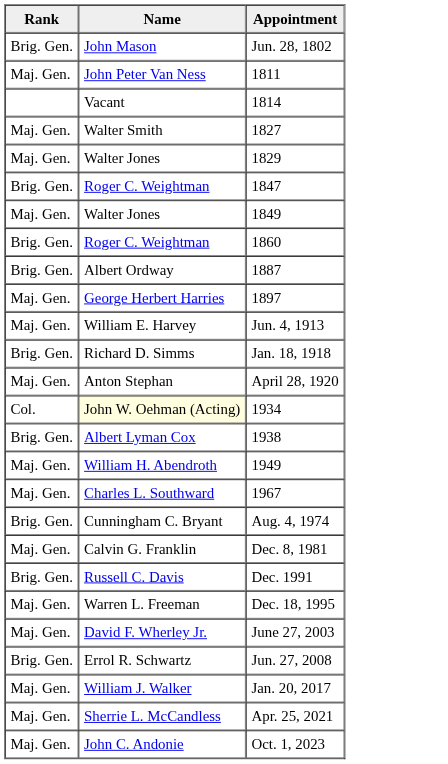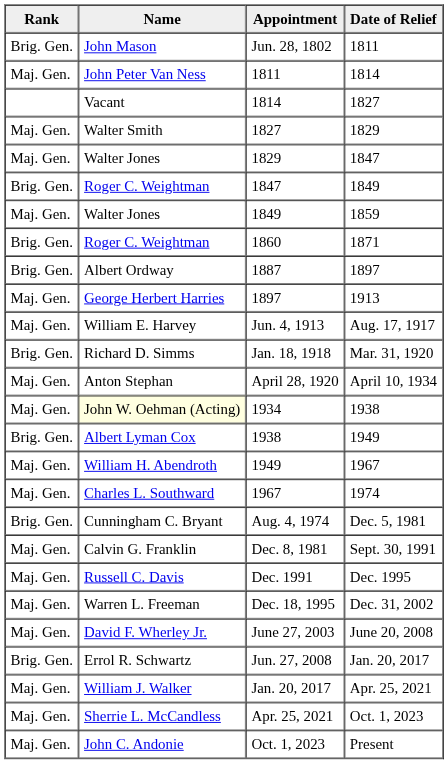+ column: (393, 18)
(23, 409) Col. -> (40, 409) Maj. Gen.
(42, 576) Brig. Gen. -> (40, 576) Maj. Gen.
